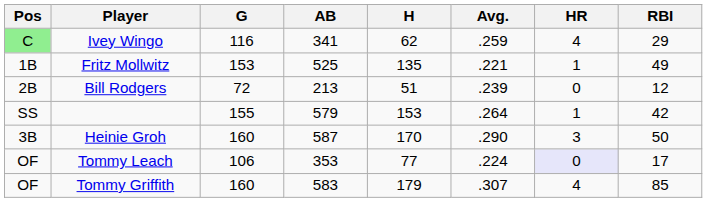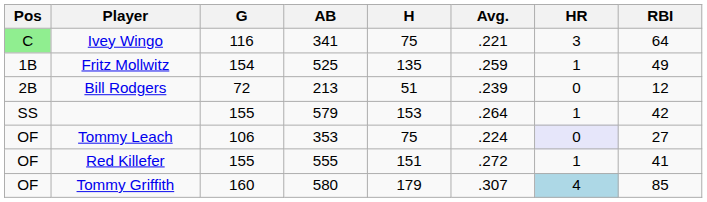(409, 40) 62 -> (409, 40) 75
(493, 40) .259 -> (493, 40) .221
(577, 40) 4 -> (577, 40) 3
(660, 40) 29 -> (660, 40) 64
(242, 64) 153 -> (242, 64) 154
(493, 64) .221 -> (493, 64) .259
- row: (125, 137)
(409, 161) 77 -> (409, 137) 75
(660, 161) 17 -> (660, 137) 27
+ row: (125, 161)
(325, 185) 583 -> (325, 185) 580
(577, 185) no background -> (577, 185) lightblue background
